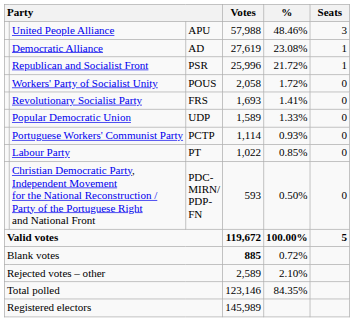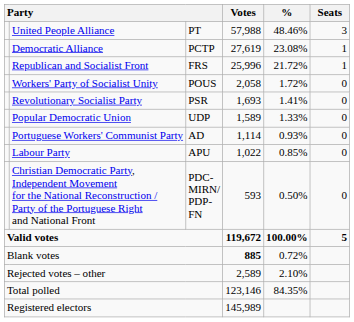(199, 30) APU -> (195, 30) PT
(196, 48) AD -> (201, 48) PCTP
(198, 65) PSR -> (198, 65) FRS
(198, 100) FRS -> (198, 100) PSR
(201, 135) PCTP -> (196, 135) AD
(195, 153) PT -> (199, 153) APU
